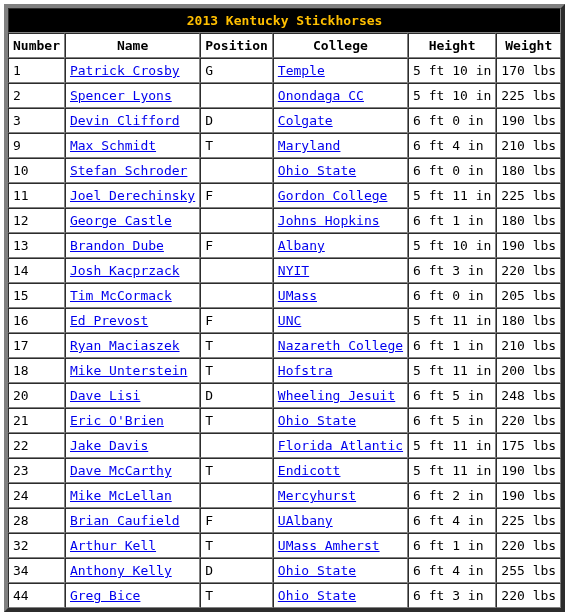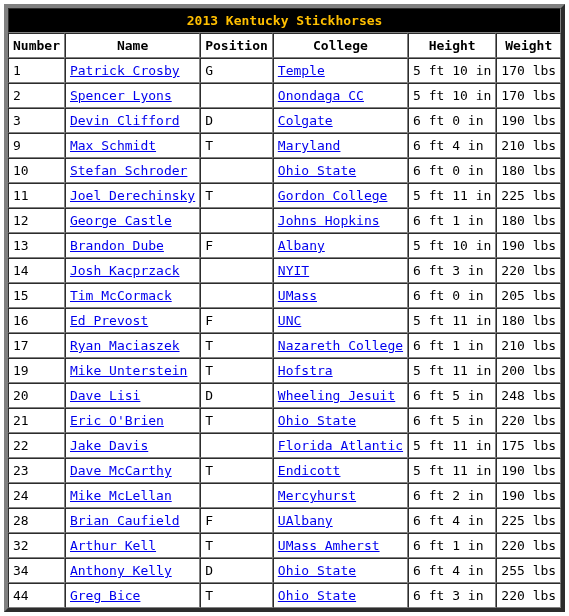(529, 96) 225 lbs -> (529, 96) 170 lbs
(209, 196) F -> (209, 196) T
(21, 370) 18 -> (21, 370) 19
